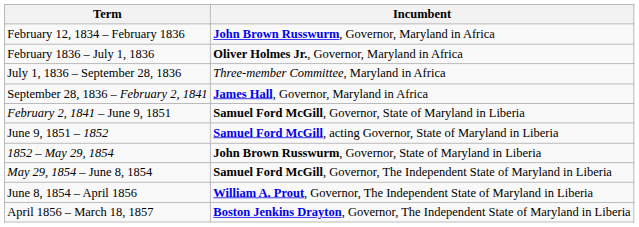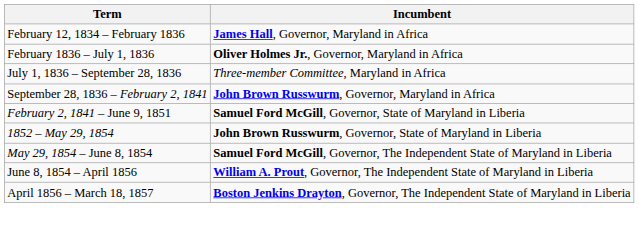(354, 34) John Brown Russwurm, Governor, Maryland in Africa -> (321, 34) James Hall, Governor, Maryland in Africa
(321, 93) James Hall, Governor, Maryland in Africa -> (354, 93) John Brown Russwurm, Governor, Maryland in Africa
- row: (58, 133)
